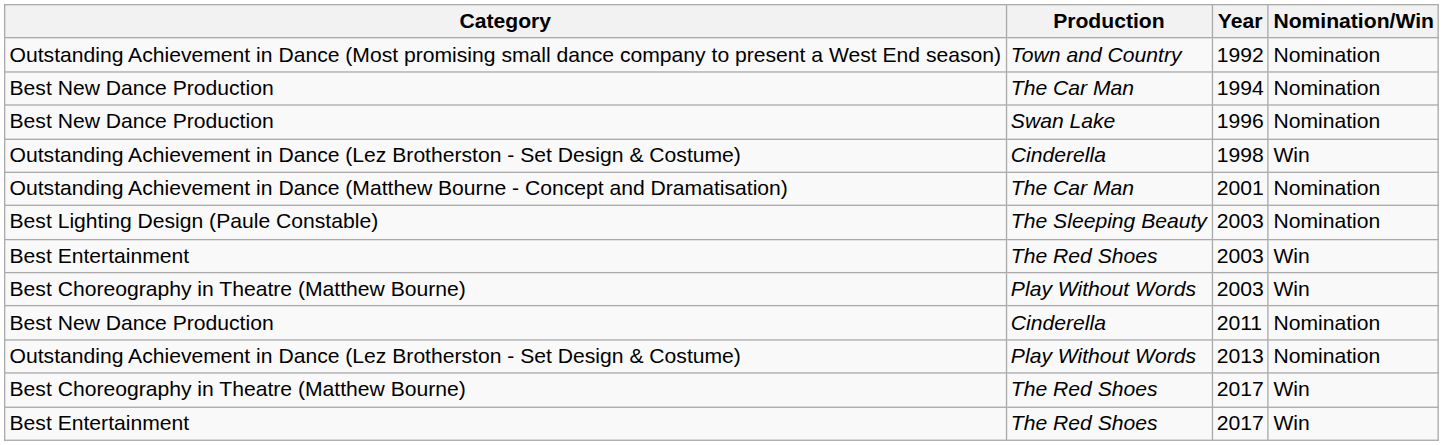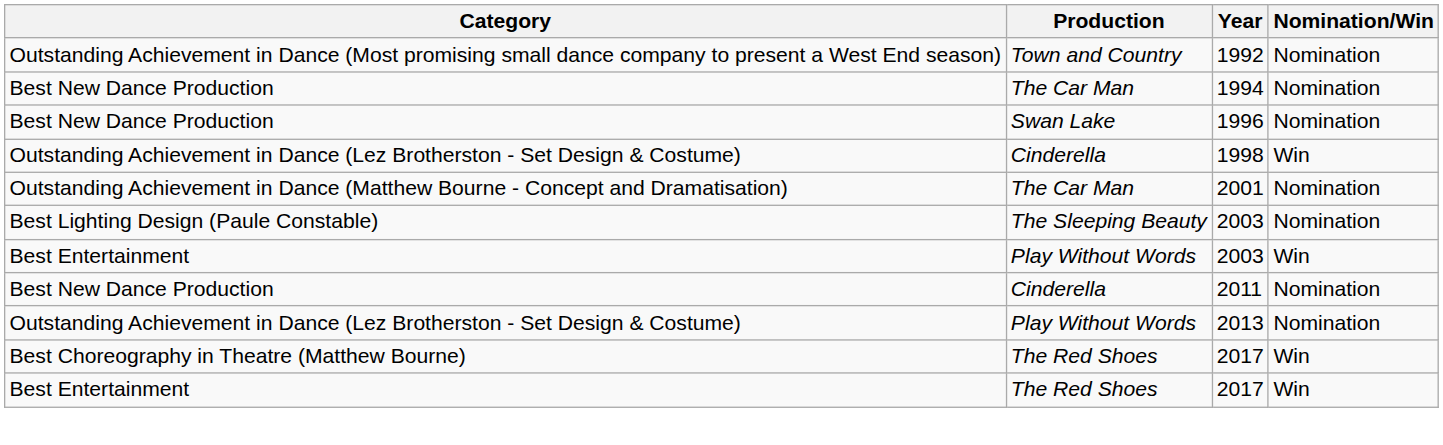(1084, 255) The Red Shoes -> (1103, 255) Play Without Words
- row: (238, 289)
